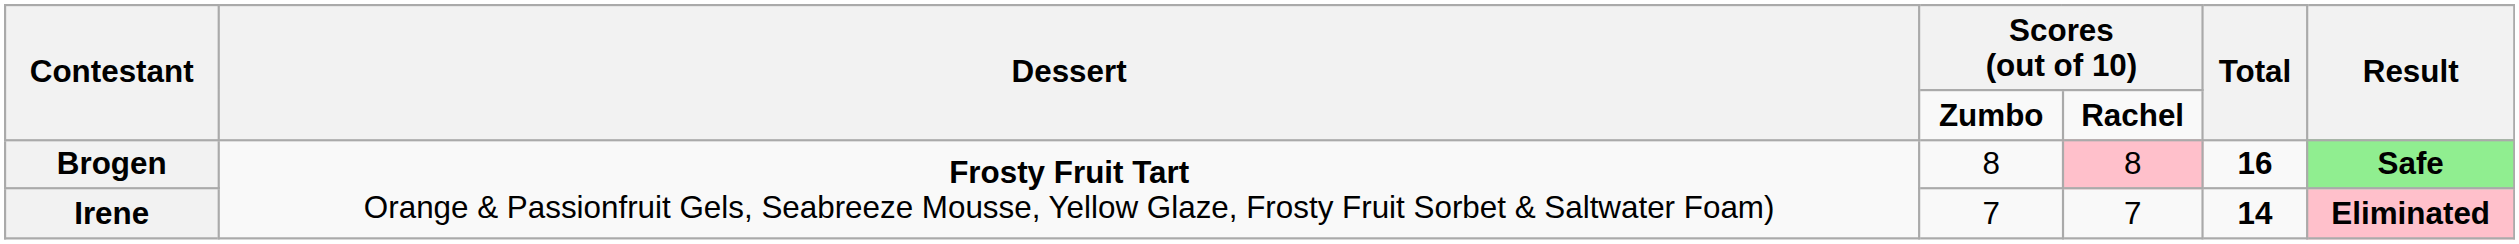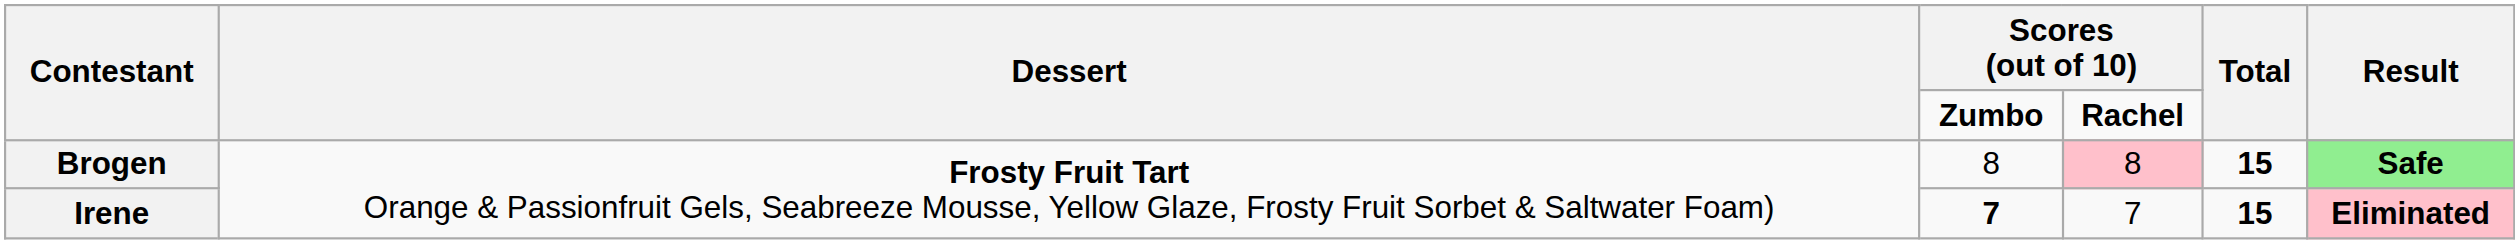(2255, 164) 16 -> (2255, 164) 15
(1991, 214) normal -> (1991, 214) bold
(2255, 214) 14 -> (2255, 214) 15
